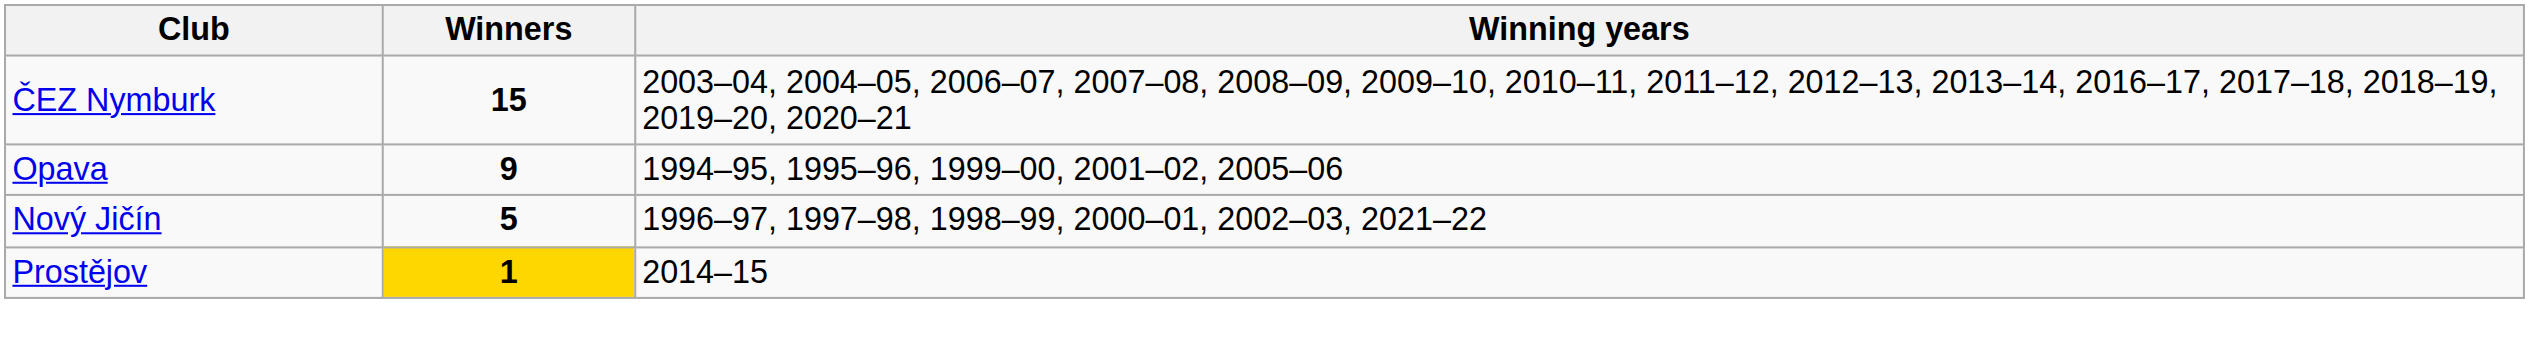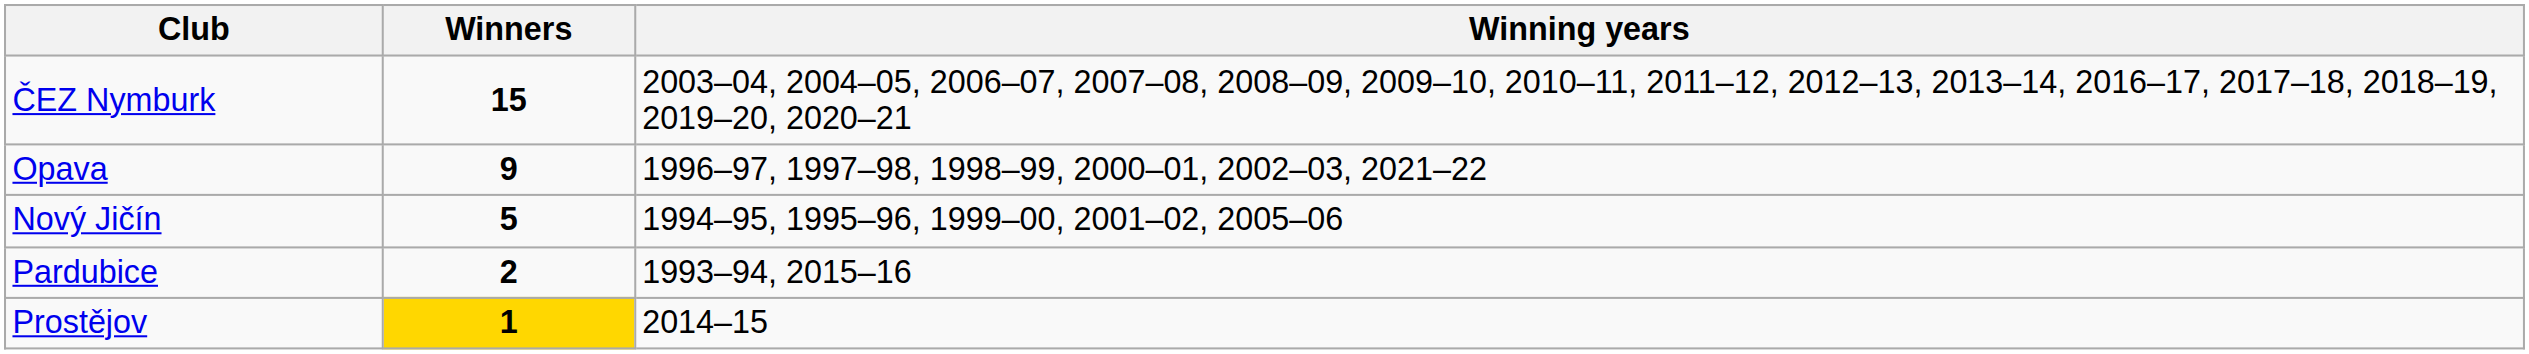(993, 169) 1994–95, 1995–96, 1999–00, 2001–02, 2005–06 -> (1065, 169) 1996–97, 1997–98, 1998–99, 2000–01, 2002–03, 2021–22
(1065, 220) 1996–97, 1997–98, 1998–99, 2000–01, 2002–03, 2021–22 -> (993, 220) 1994–95, 1995–96, 1999–00, 2001–02, 2005–06
+ row: (85, 271)
